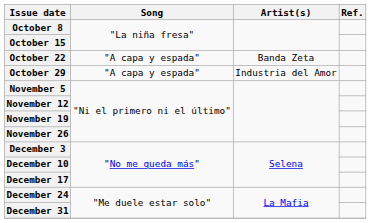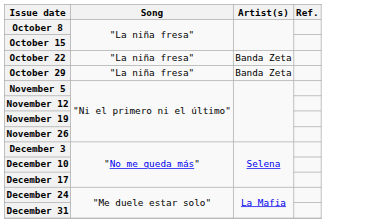(152, 58) "A capa y espada" -> (152, 58) "La niña fresa"
(152, 73) "A capa y espada" -> (152, 73) "La niña fresa"
(286, 73) Industria del Amor -> (263, 73) Banda Zeta
